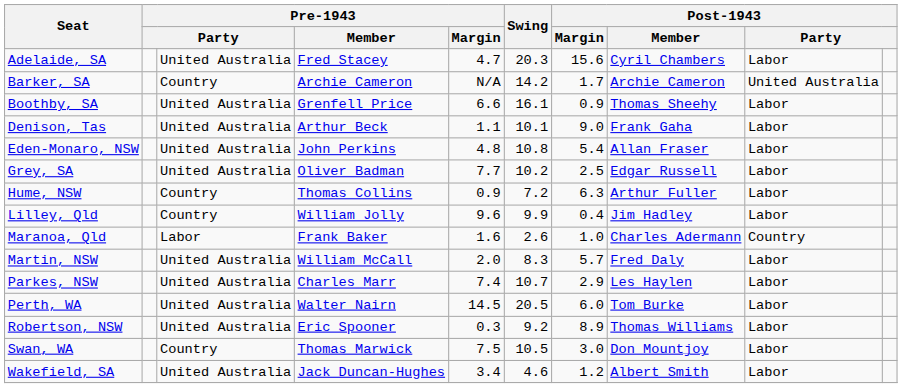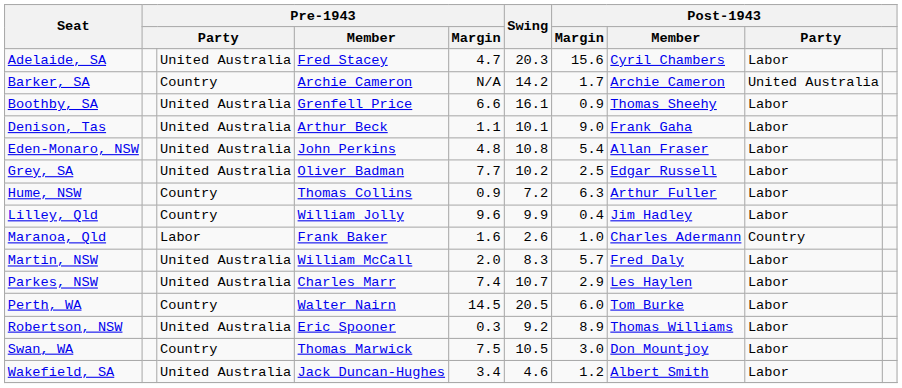(226, 305) United Australia -> (189, 305) Country
